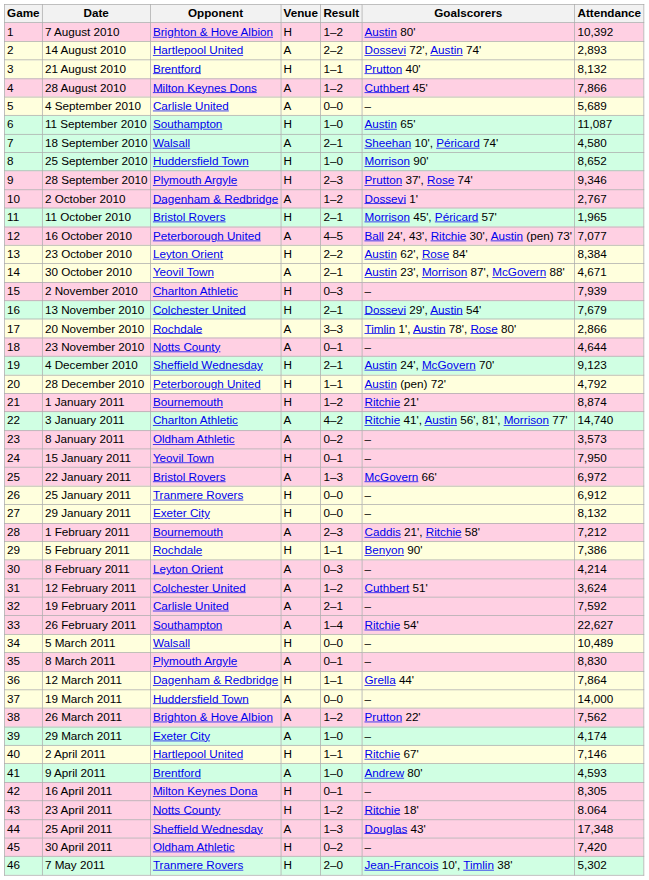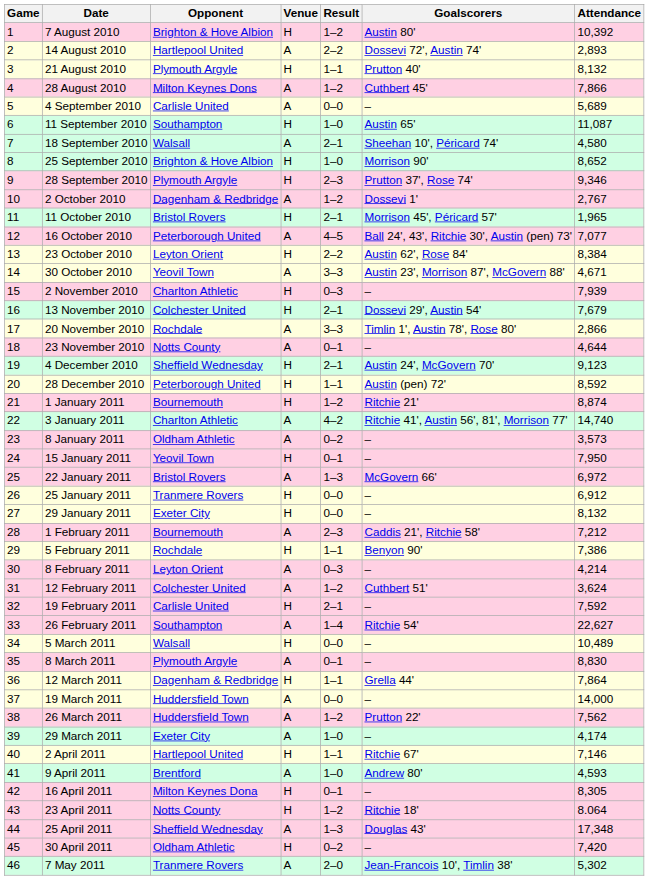(177, 69) Brentford -> (195, 69) Plymouth Argyle
(201, 161) Huddersfield Town -> (213, 161) Brighton & Hove Albion
(333, 273) 2–1 -> (333, 273) 3–3
(592, 384) 4,792 -> (592, 384) 8,592
(287, 606) A -> (288, 606) H
(213, 717) Brighton & Hove Albion -> (201, 717) Huddersfield Town
(288, 865) H -> (287, 865) A
